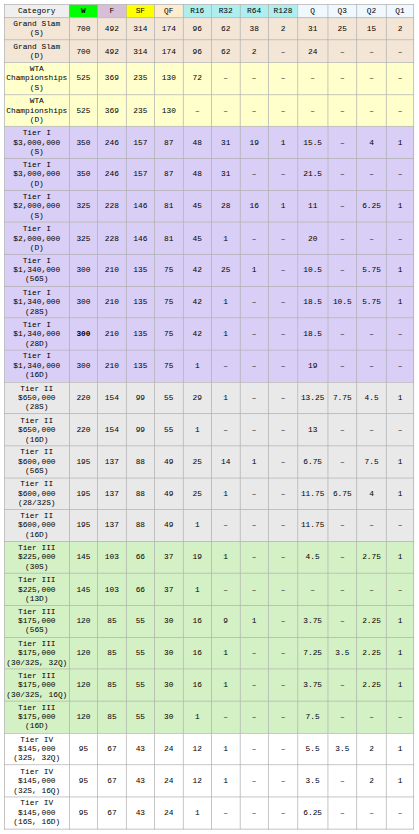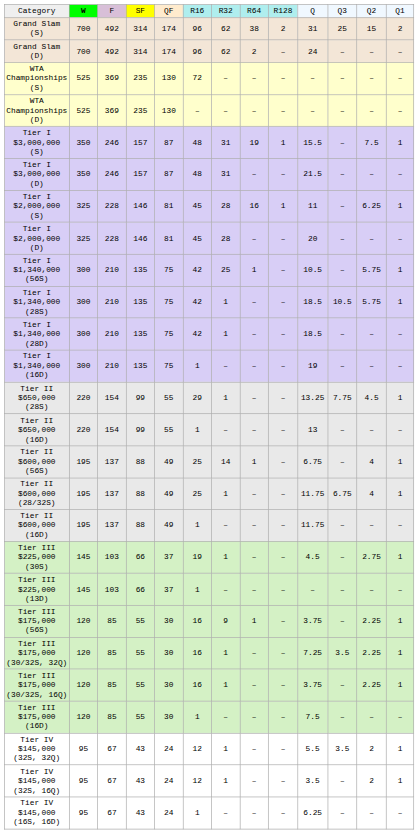(372, 142) 4 -> (372, 142) 7.5
(226, 238) 1 -> (226, 238) 28
(83, 334) bold -> (83, 334) normal
(372, 461) 7.5 -> (372, 461) 4
